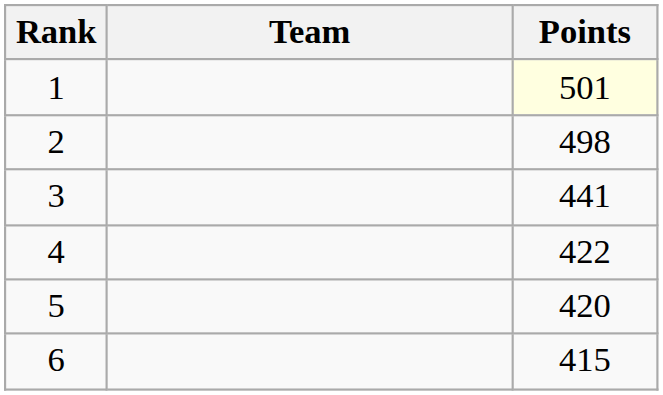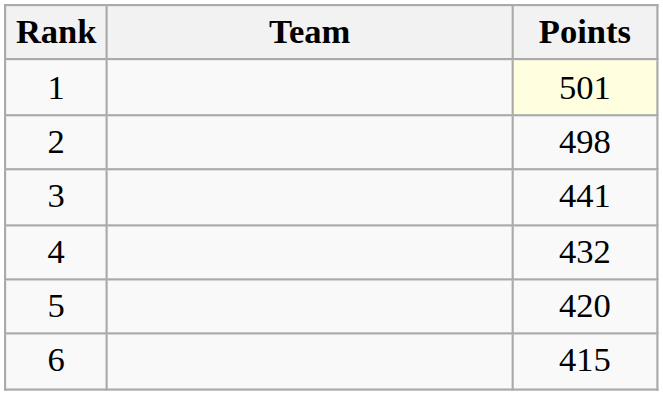(585, 251) 422 -> (585, 251) 432
